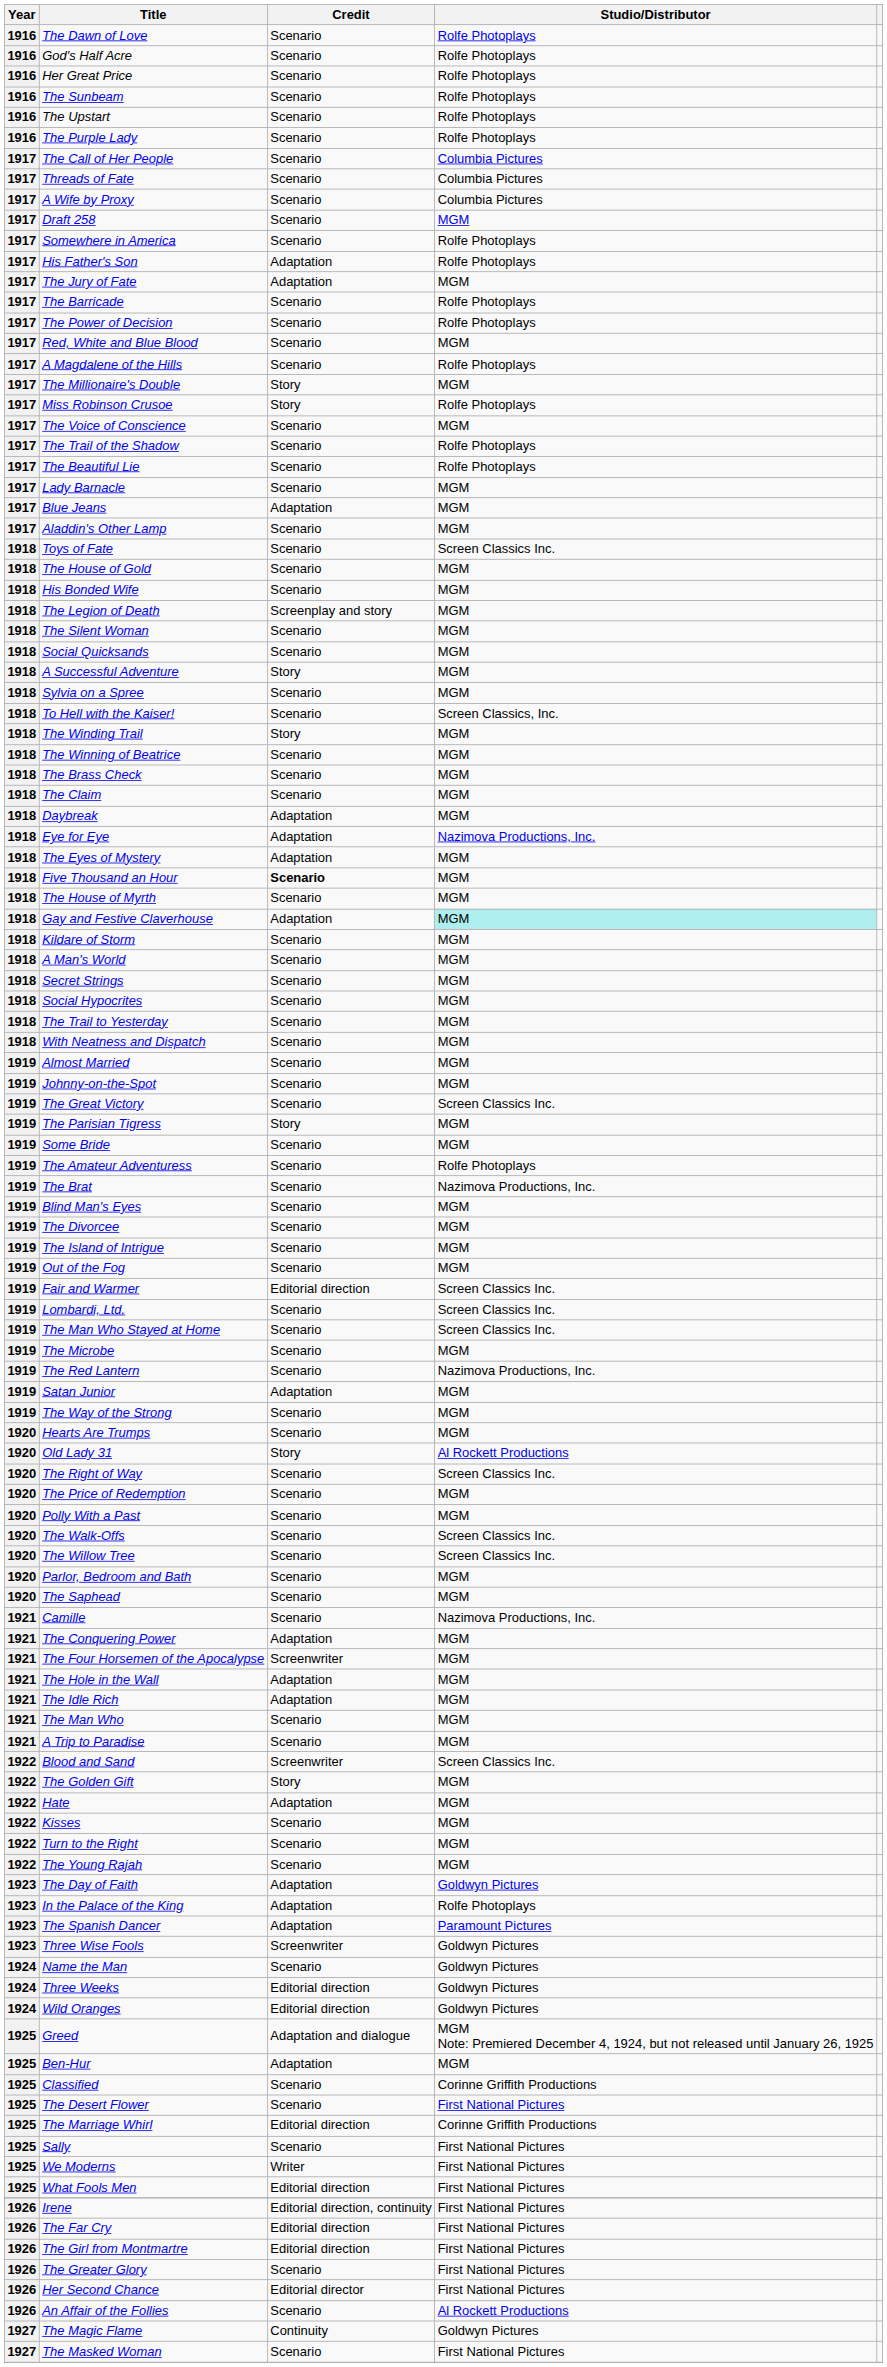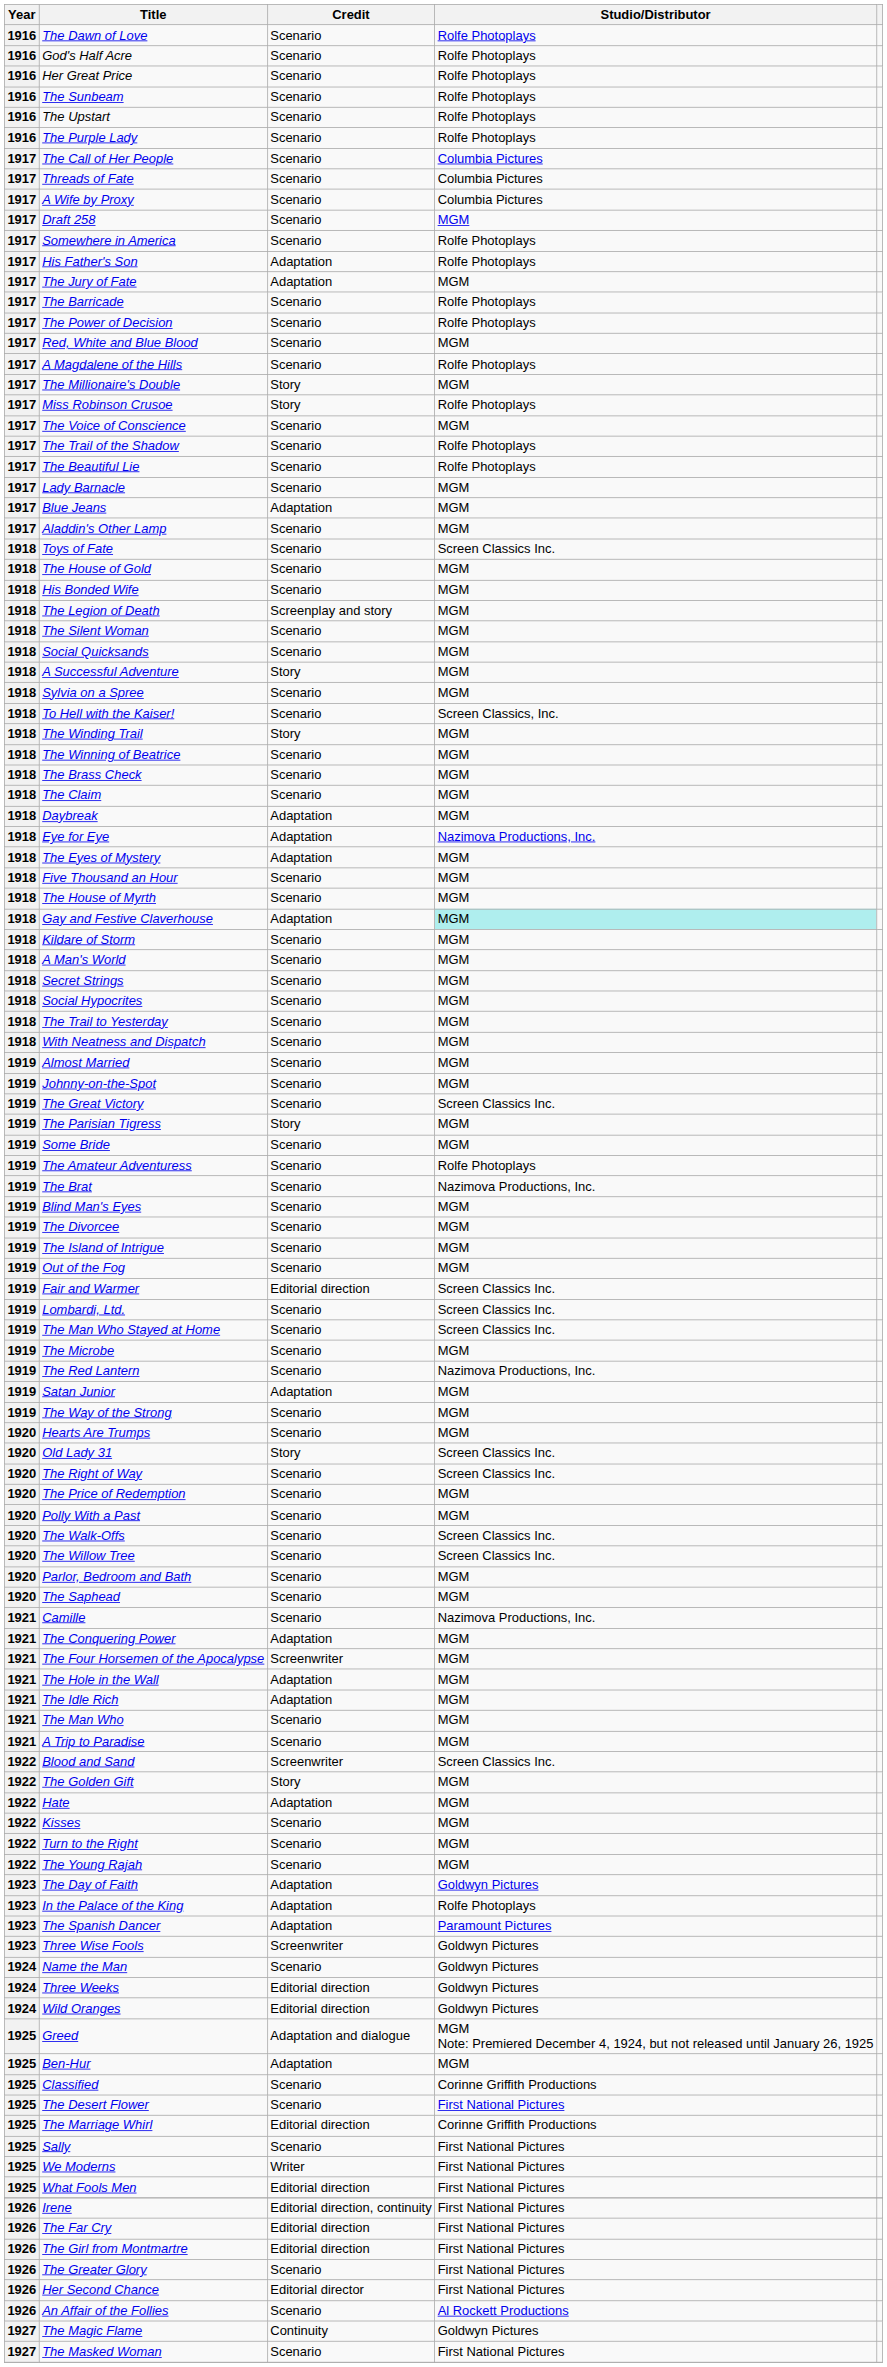(298, 878) bold -> (296, 878) normal
(503, 1453) Al Rockett Productions -> (496, 1453) Screen Classics Inc.
